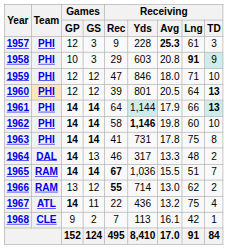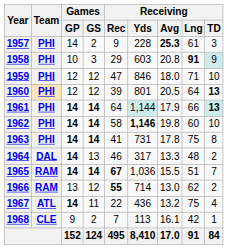(72, 44) 12 -> (72, 44) 14
(94, 44) 3 -> (94, 44) 2
